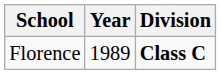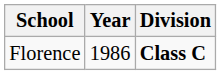(110, 52) 1989 -> (110, 52) 1986
